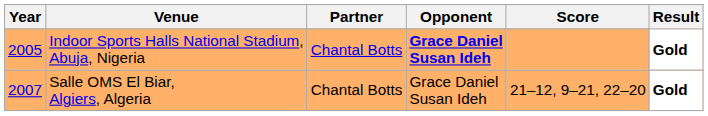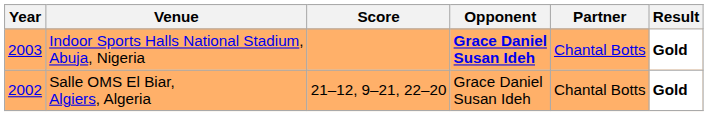columns swapped: (357, 17) <-> (578, 17)
(25, 50) 2005 -> (25, 50) 2003
(25, 91) 2007 -> (25, 91) 2002
